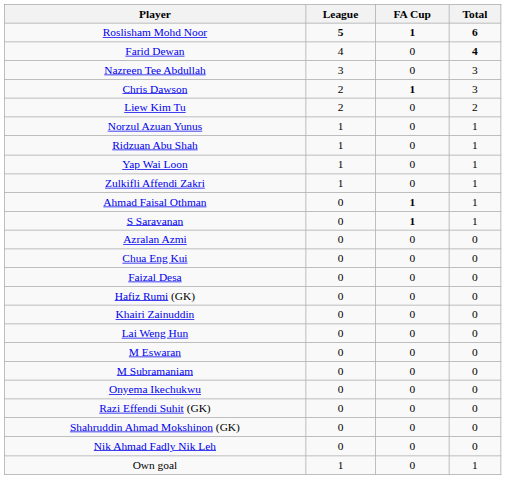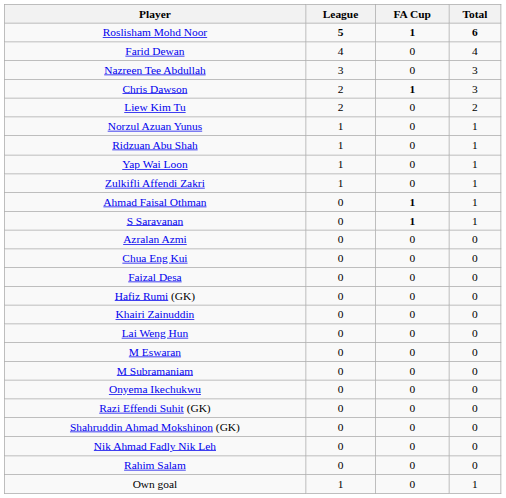(475, 51) bold -> (475, 51) normal
+ row: (155, 465)
